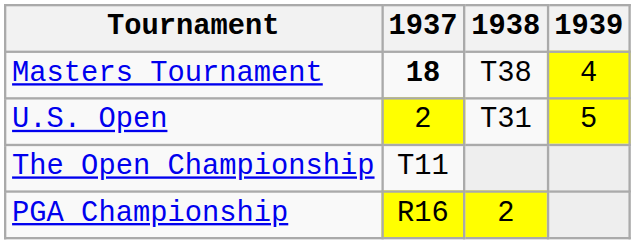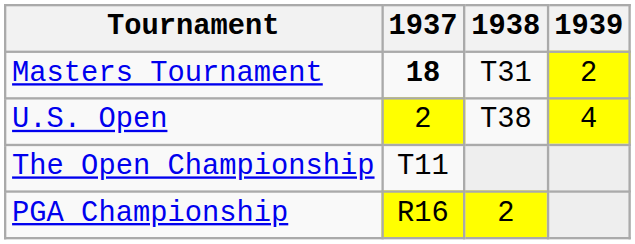(506, 75) T38 -> (506, 75) T31
(589, 75) 4 -> (589, 75) 2
(506, 122) T31 -> (506, 122) T38
(589, 122) 5 -> (589, 122) 4
